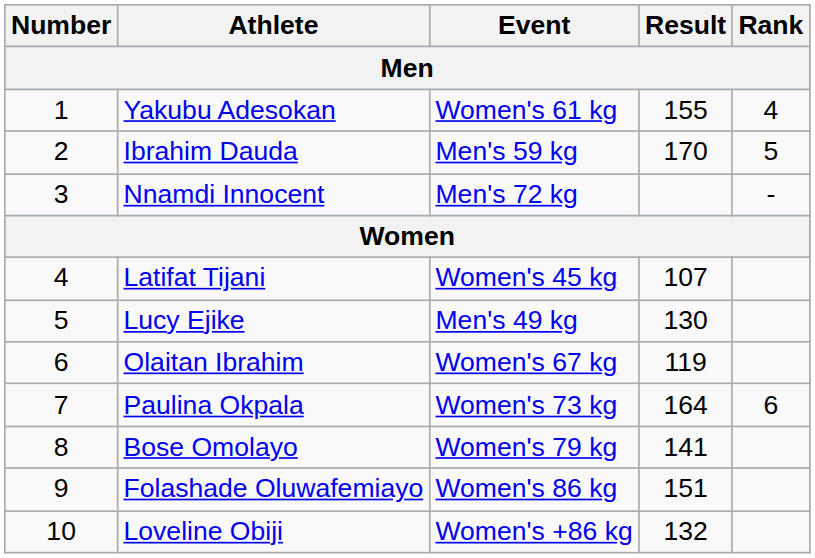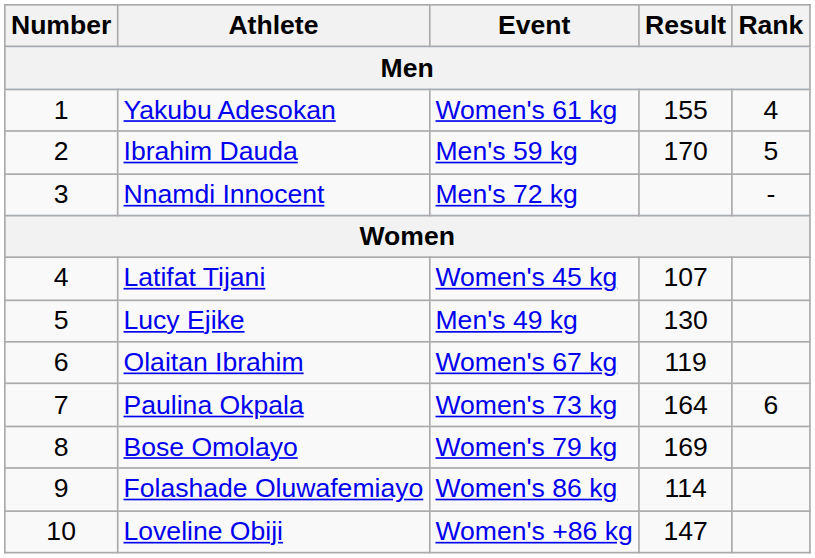(686, 446) 141 -> (686, 446) 169
(686, 488) 151 -> (686, 488) 114
(686, 531) 132 -> (686, 531) 147
